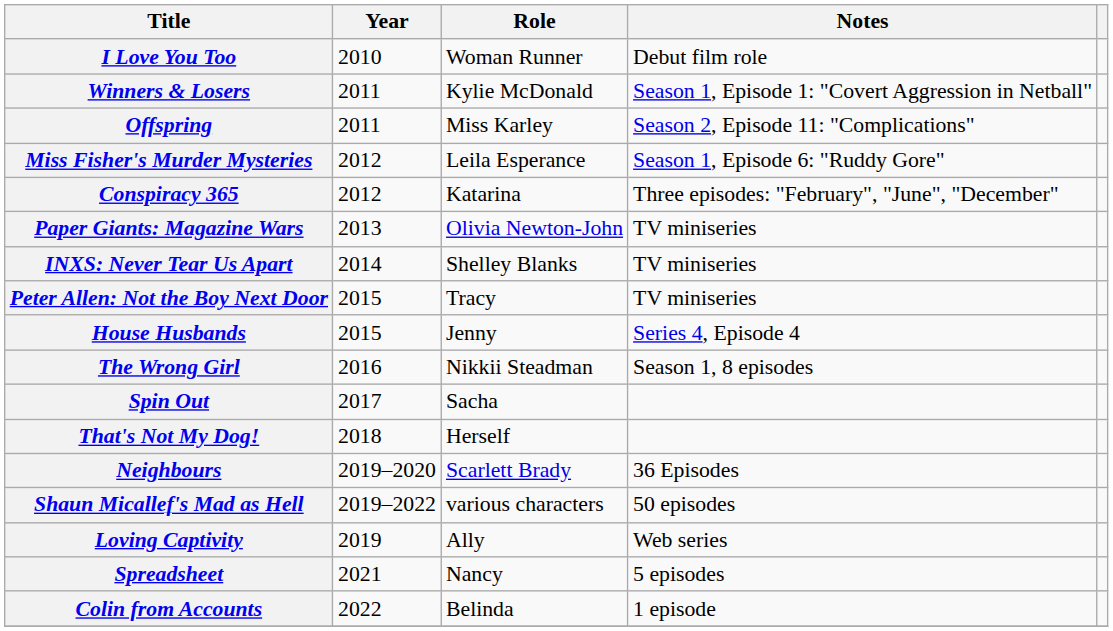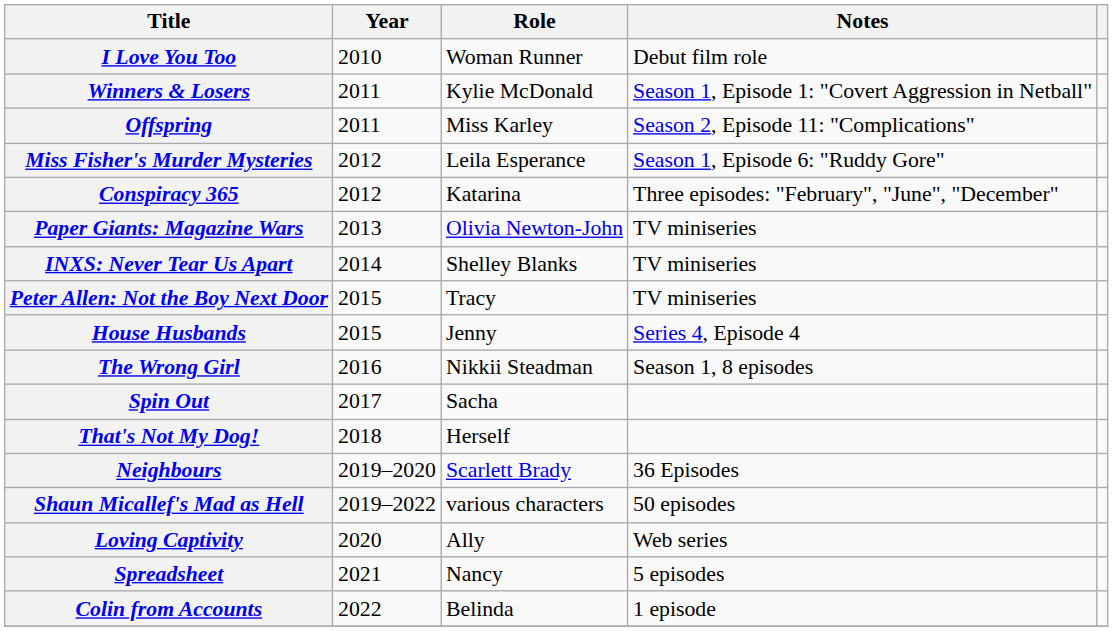(360, 539) 2019 -> (360, 539) 2020
